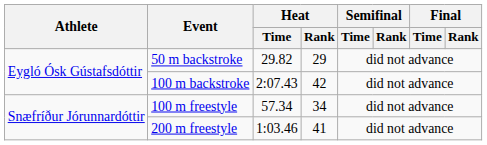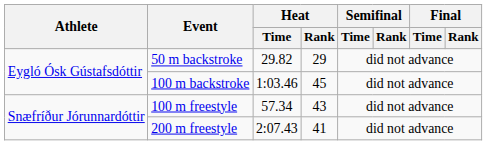(277, 83) 2:07.43 -> (277, 83) 1:03.46
(319, 83) 42 -> (319, 83) 45
(319, 106) 34 -> (319, 106) 43
(277, 129) 1:03.46 -> (277, 129) 2:07.43
